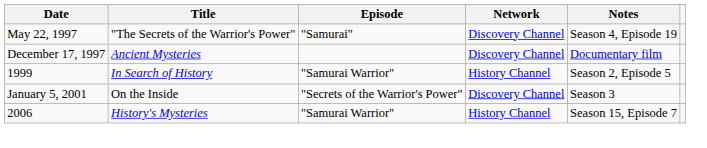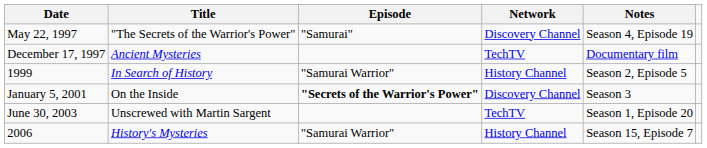(516, 53) Discovery Channel -> (505, 53) TechTV
(382, 93) normal -> (390, 93) bold
+ row: (42, 113)
